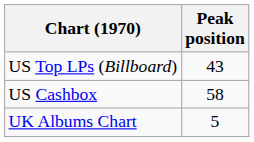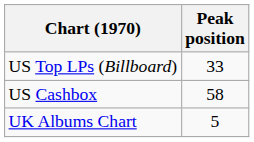(215, 66) 43 -> (215, 66) 33
